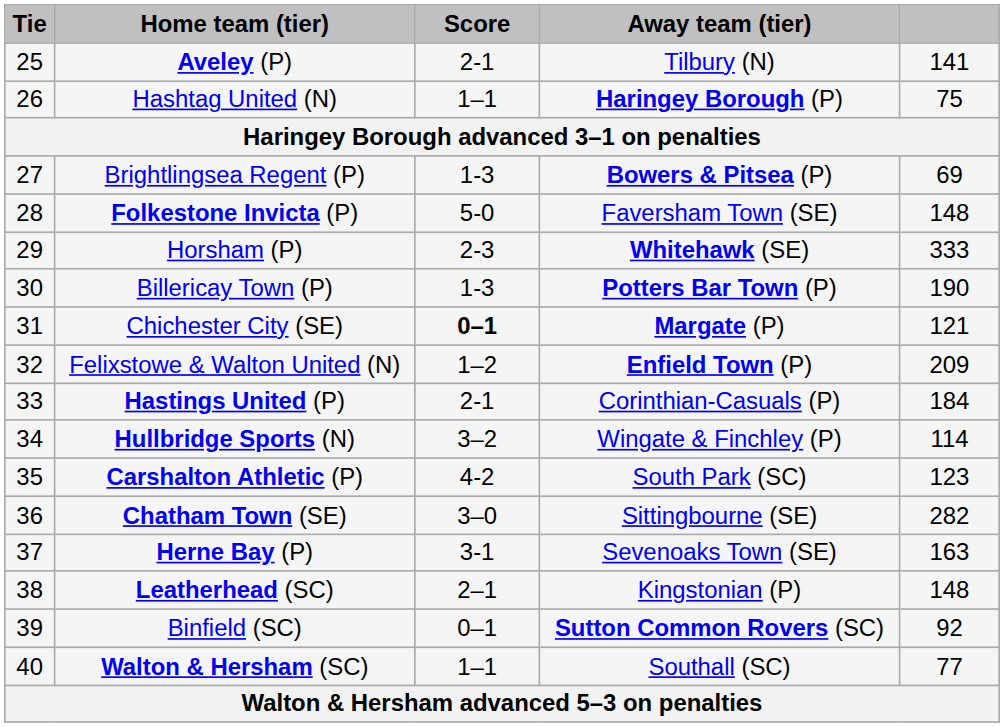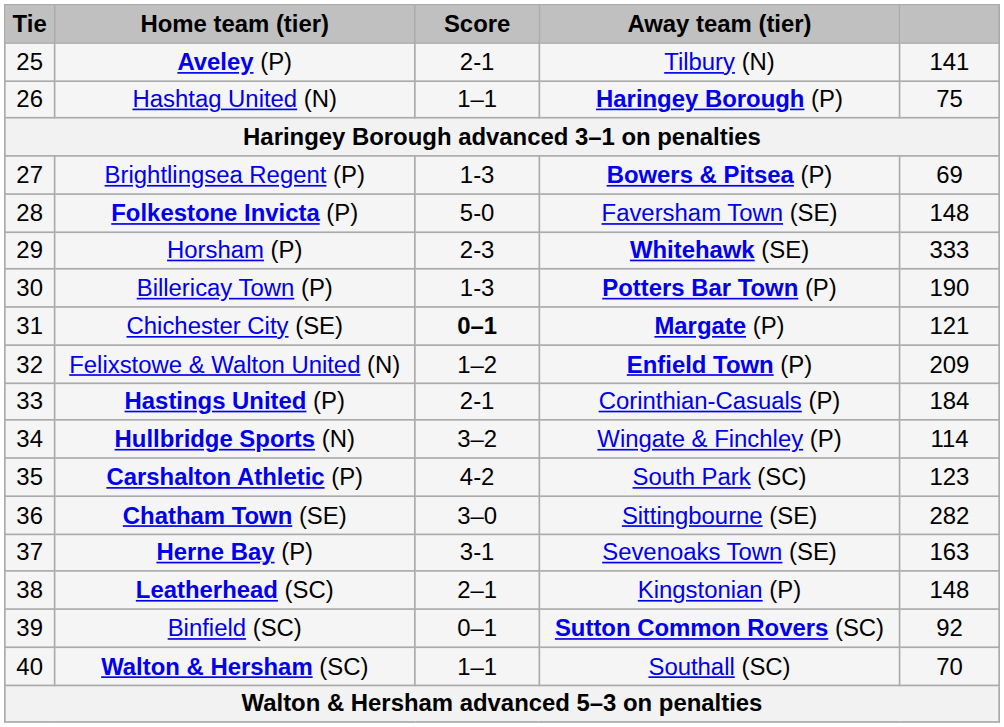(949, 666) 77 -> (949, 666) 70
